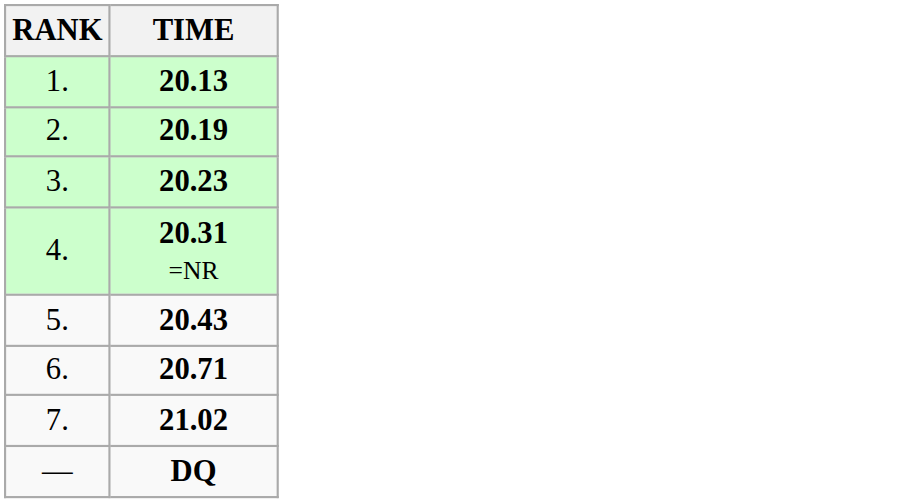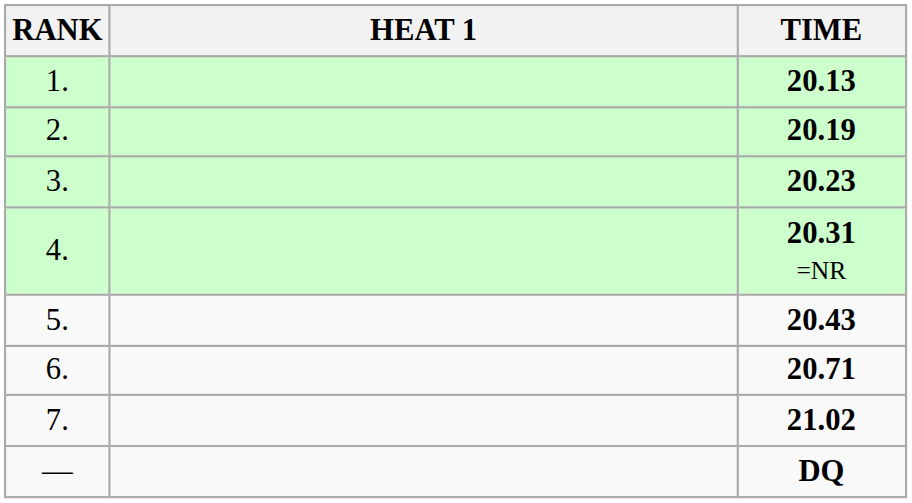+ column: (424, 30)
